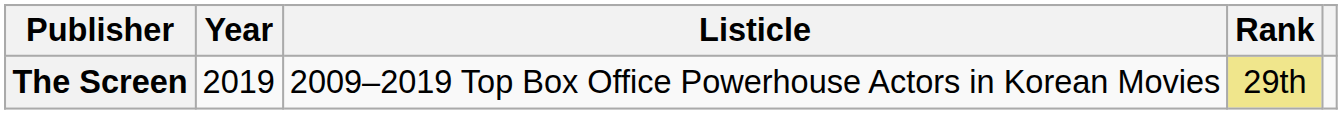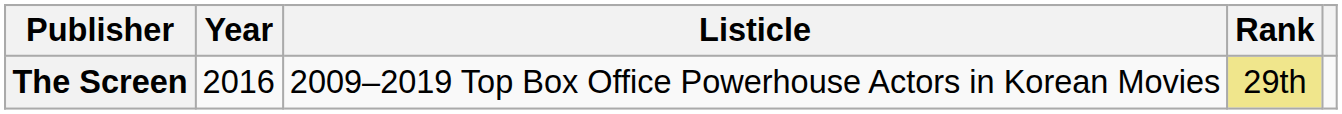(239, 81) 2019 -> (239, 81) 2016
